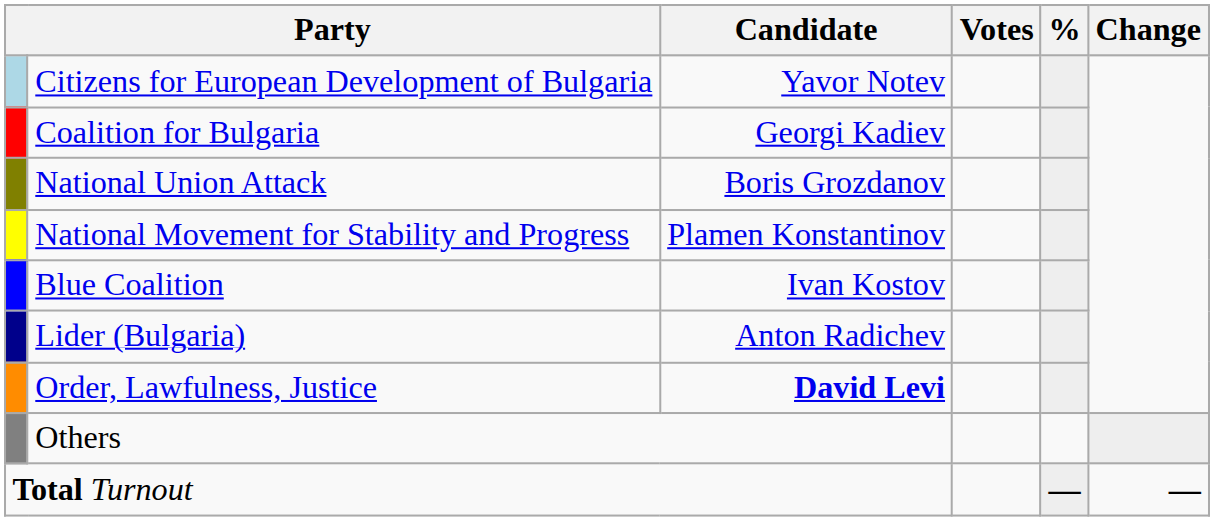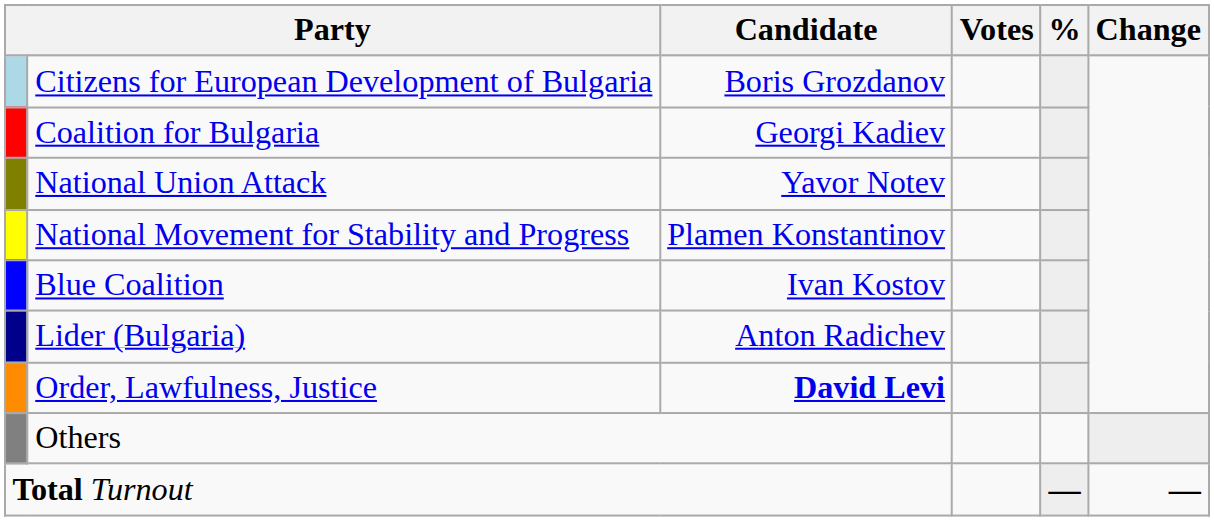(863, 81) Yavor Notev -> (835, 81) Boris Grozdanov
(835, 183) Boris Grozdanov -> (863, 183) Yavor Notev
